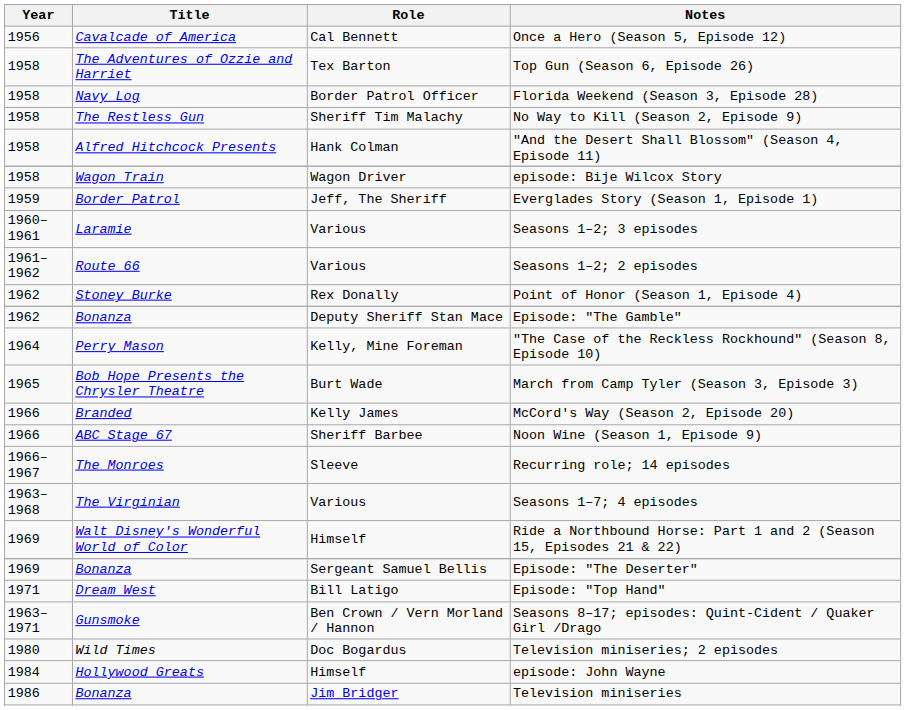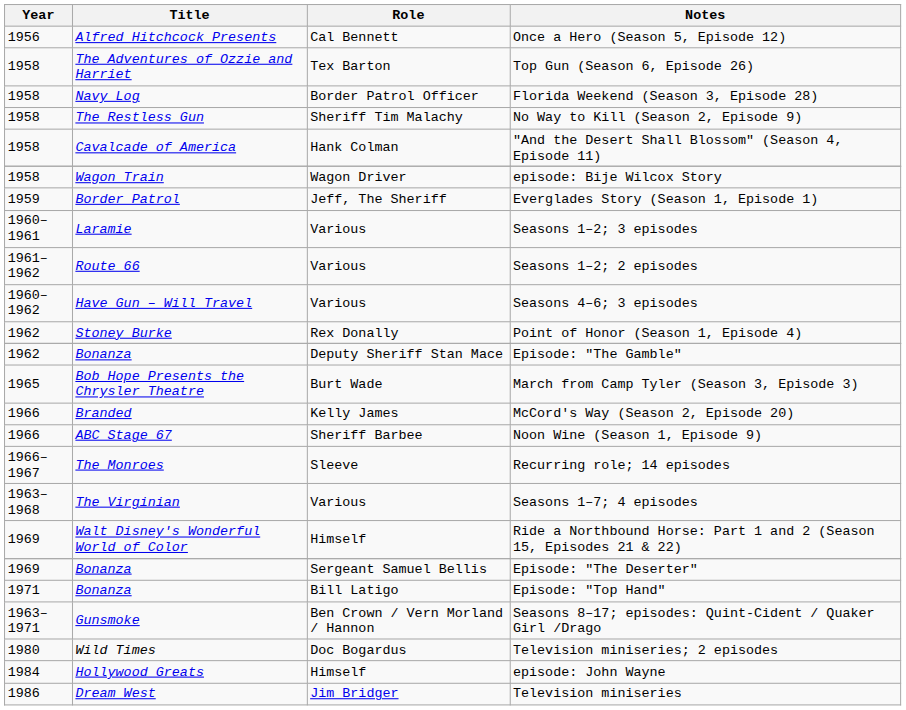(156, 37) Cavalcade of America -> (176, 37) Alfred Hitchcock Presents
(176, 148) Alfred Hitchcock Presents -> (156, 148) Cavalcade of America
+ row: (605, 303)
- row: (702, 347)
(116, 591) Dream West -> (104, 591) Bonanza
(104, 694) Bonanza -> (116, 694) Dream West
